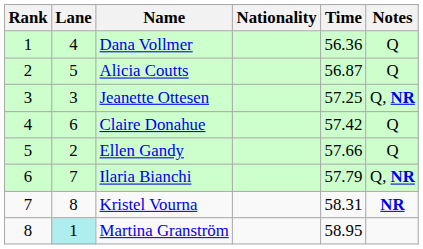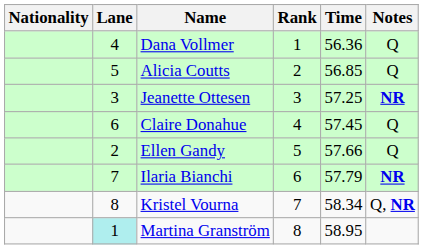columns swapped: (28, 17) <-> (277, 17)
(343, 71) 56.87 -> (343, 71) 56.85
(392, 97) Q, NR -> (392, 97) NR
(343, 124) 57.42 -> (343, 124) 57.45
(392, 177) Q, NR -> (392, 177) NR
(343, 204) 58.31 -> (343, 204) 58.34
(392, 204) NR -> (392, 204) Q, NR
